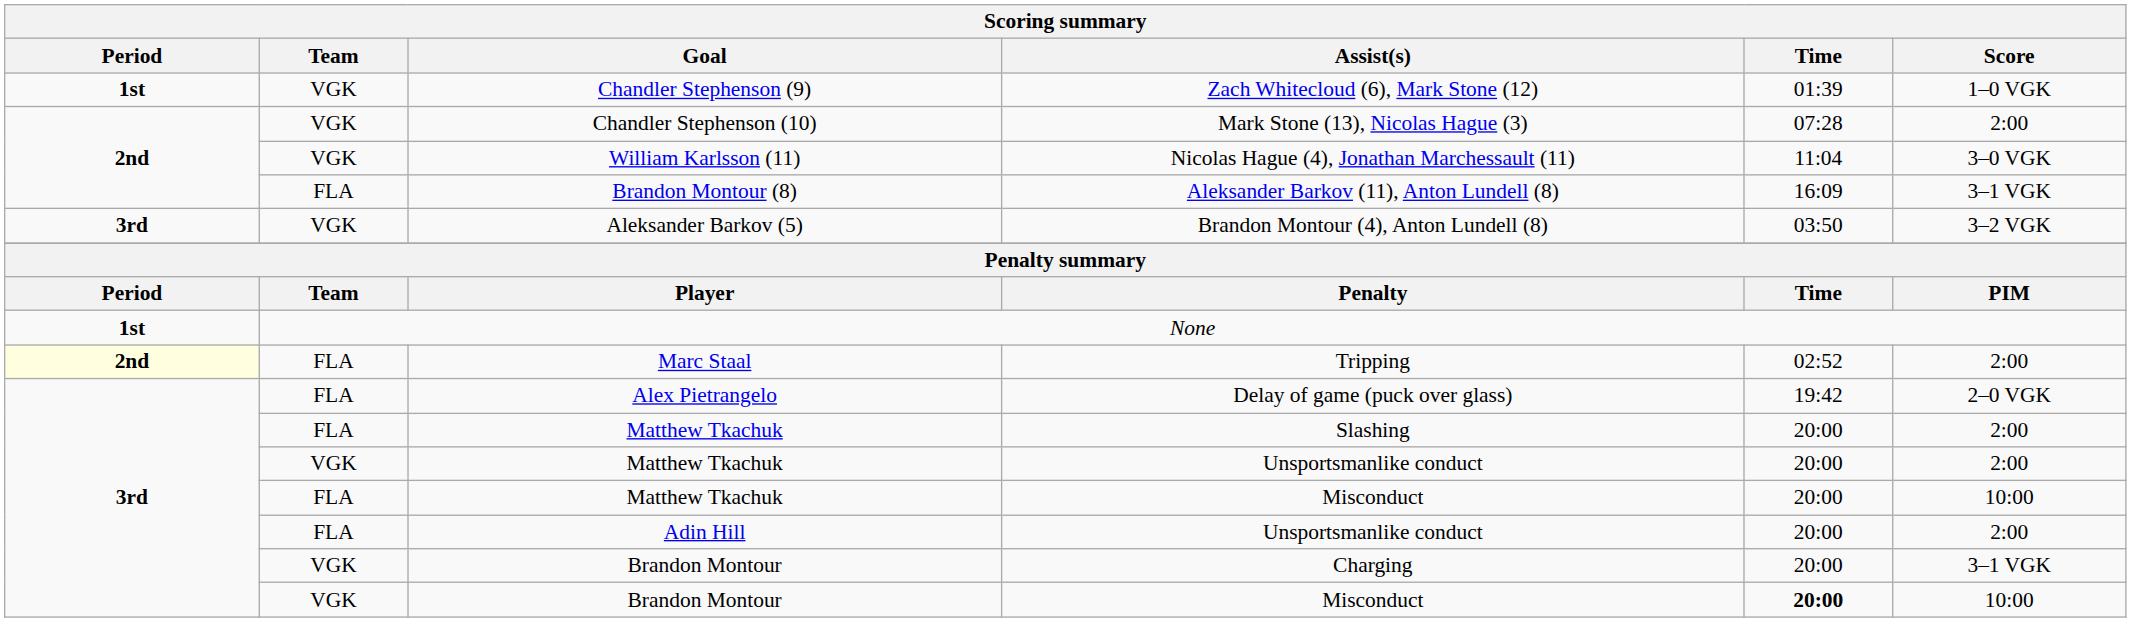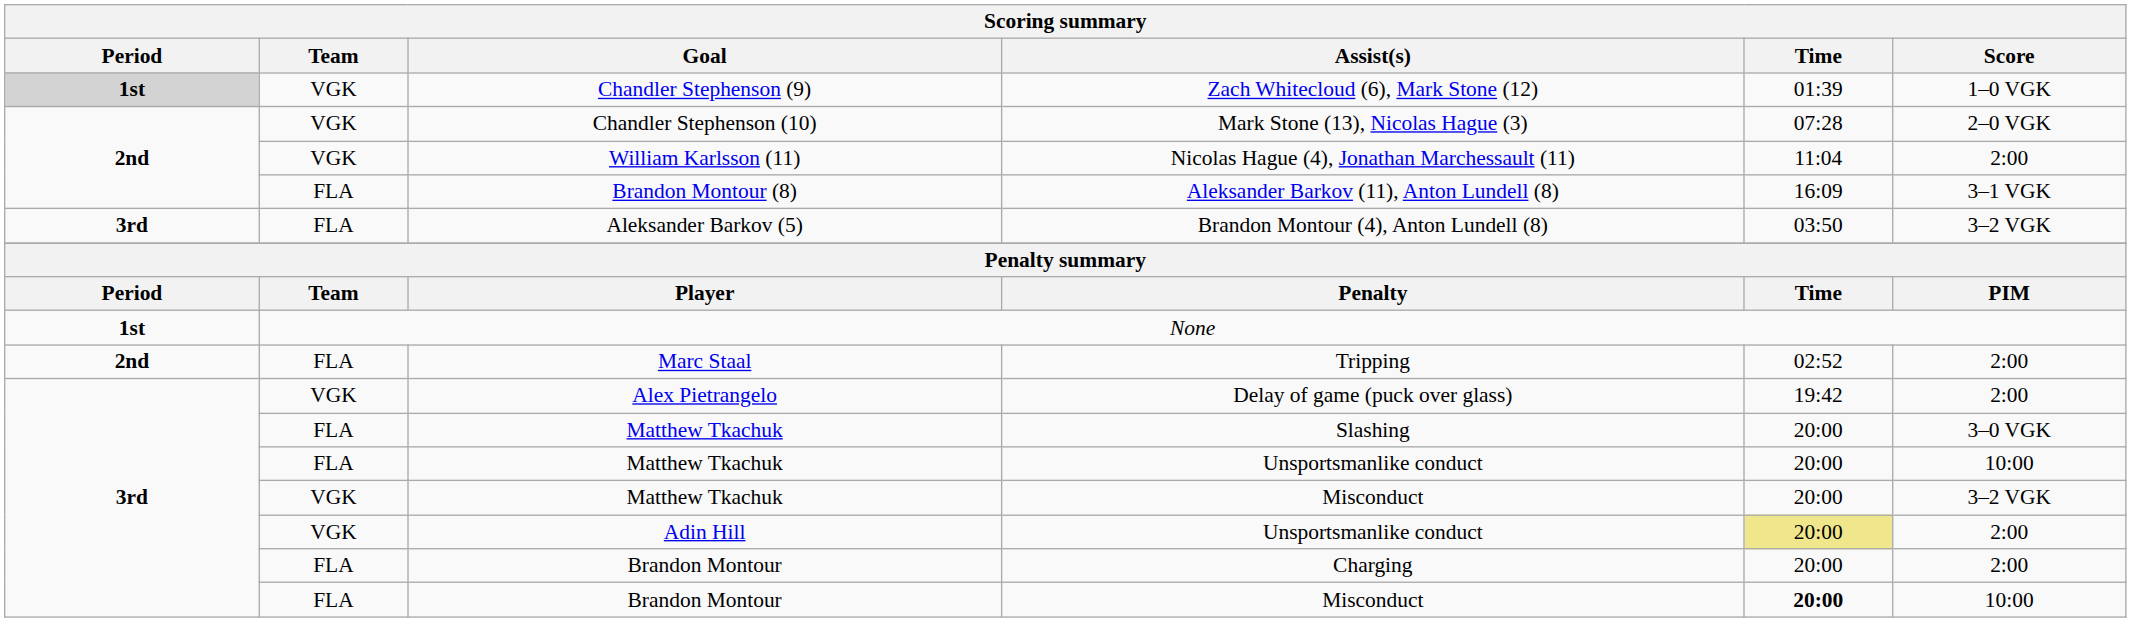(132, 89) no background -> (132, 89) lightgrey background
(2009, 123) 2:00 -> (2009, 123) 2–0 VGK
(2009, 157) 3–0 VGK -> (2009, 157) 2:00
(333, 225) VGK -> (333, 225) FLA
(132, 361) lightyellow background -> (132, 361) no background
(333, 395) FLA -> (333, 395) VGK
(2009, 395) 2–0 VGK -> (2009, 395) 2:00
(2009, 429) 2:00 -> (2009, 429) 3–0 VGK
(333, 463) VGK -> (333, 463) FLA
(2009, 463) 2:00 -> (2009, 463) 10:00
(333, 497) FLA -> (333, 497) VGK
(2009, 497) 10:00 -> (2009, 497) 3–2 VGK
(333, 531) FLA -> (333, 531) VGK
(1818, 531) no background -> (1818, 531) khaki background
(333, 565) VGK -> (333, 565) FLA
(2009, 565) 3–1 VGK -> (2009, 565) 2:00
(333, 599) VGK -> (333, 599) FLA
